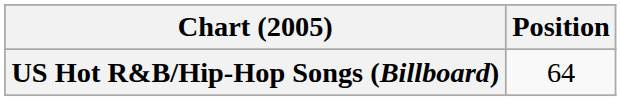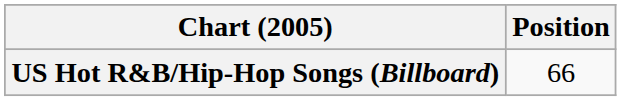(561, 71) 64 -> (561, 71) 66
